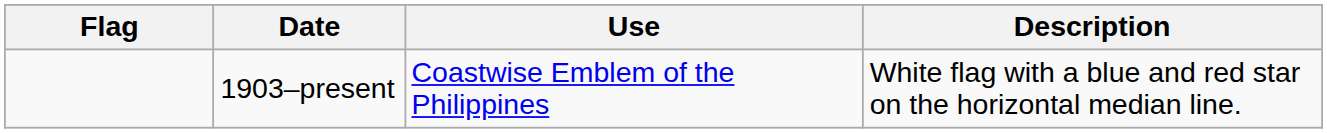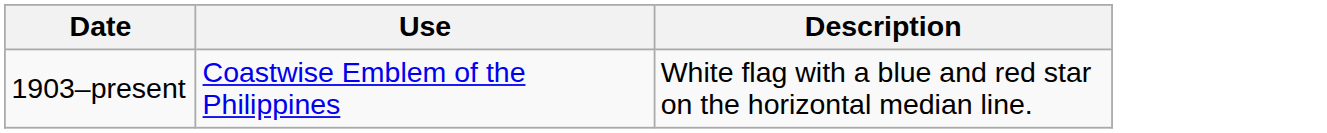- column: (109, 27)
